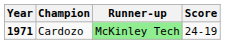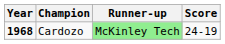(20, 31) 1971 -> (20, 31) 1968
